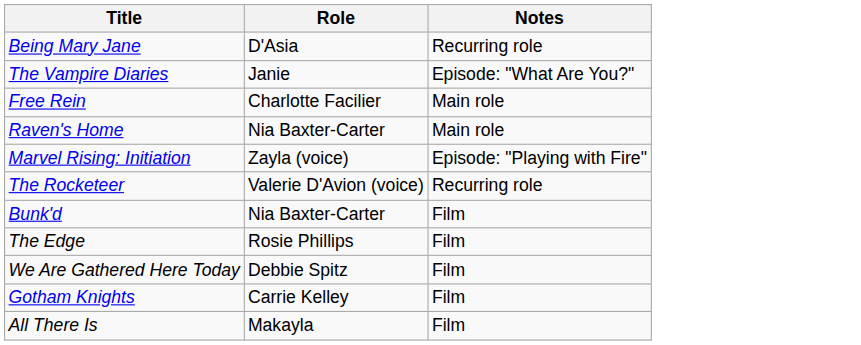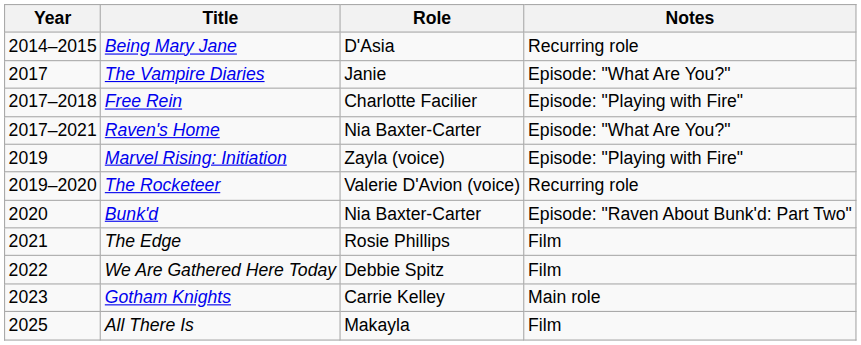+ column: (53, 18)
(468, 102) Main role -> (636, 102) Episode: "Playing with Fire"
(468, 130) Main role -> (629, 130) Episode: "What Are You?"
(449, 213) Film -> (690, 213) Episode: "Raven About Bunk'd: Part Two"
(449, 297) Film -> (564, 297) Main role
